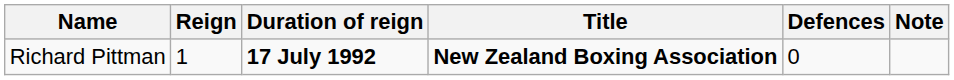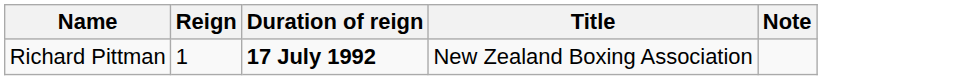- column: (836, 21)
(605, 56) bold -> (593, 56) normal
